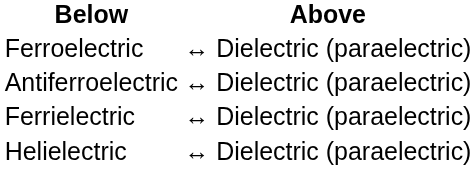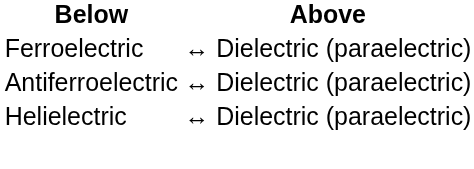- row: (70, 117)
